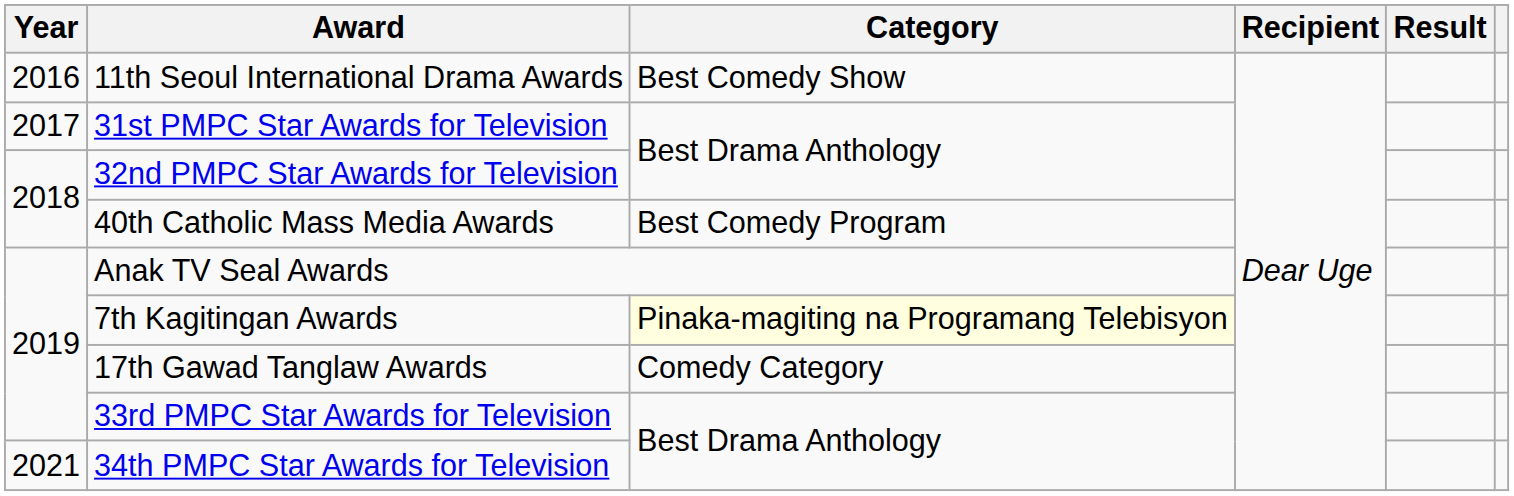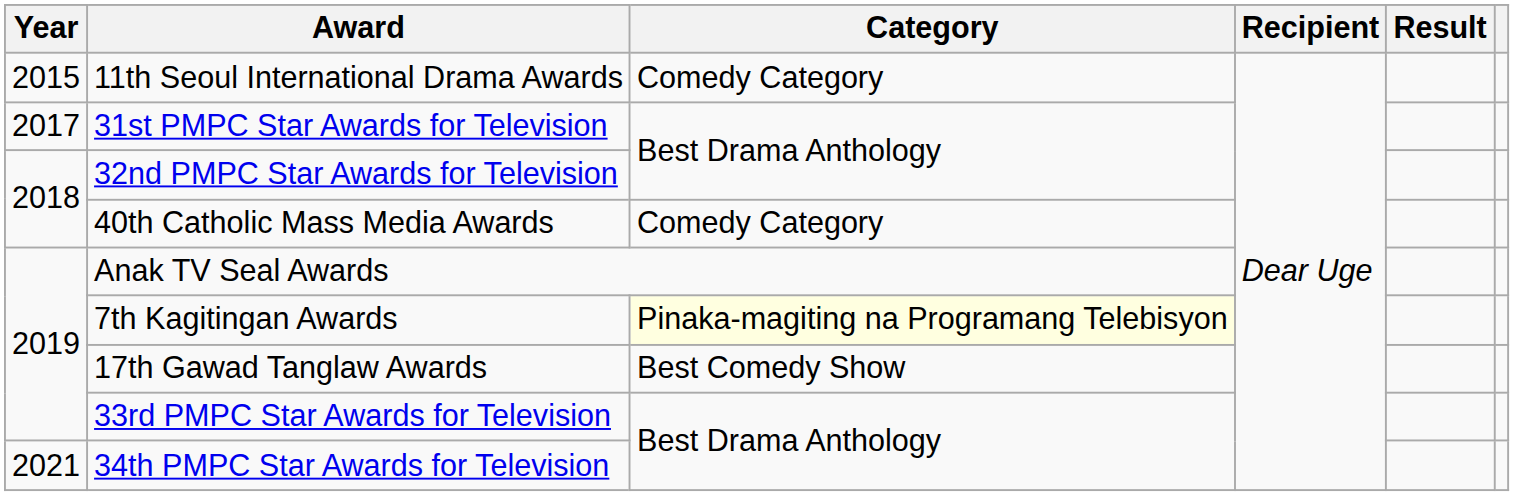(46, 77) 2016 -> (46, 77) 2015
(771, 77) Best Comedy Show -> (760, 77) Comedy Category
(792, 222) Best Comedy Program -> (760, 222) Comedy Category
(760, 367) Comedy Category -> (771, 367) Best Comedy Show
